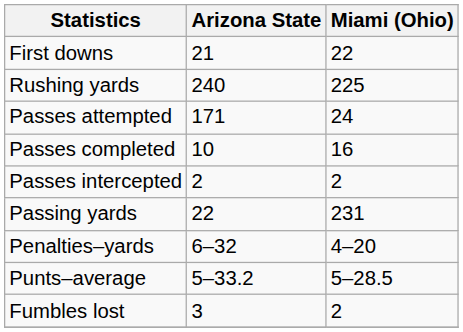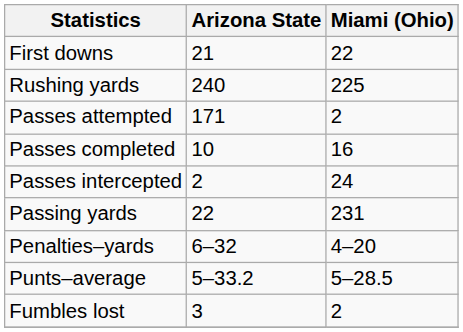(342, 117) 24 -> (336, 117) 2
(336, 181) 2 -> (342, 181) 24
